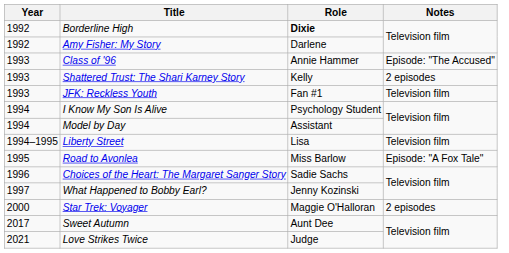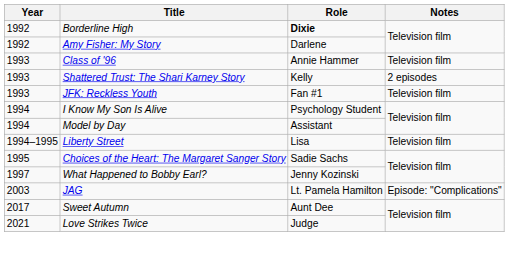(440, 61) Episode: "The Accused" -> (419, 61) Television film
- row: (100, 158)
(18, 175) 1996 -> (18, 158) 1995
- row: (105, 207)
+ row: (73, 191)
